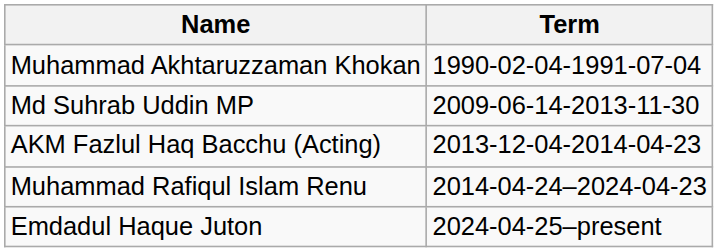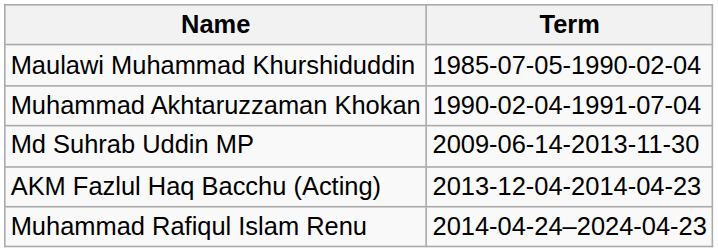+ row: (213, 65)
- row: (137, 226)
